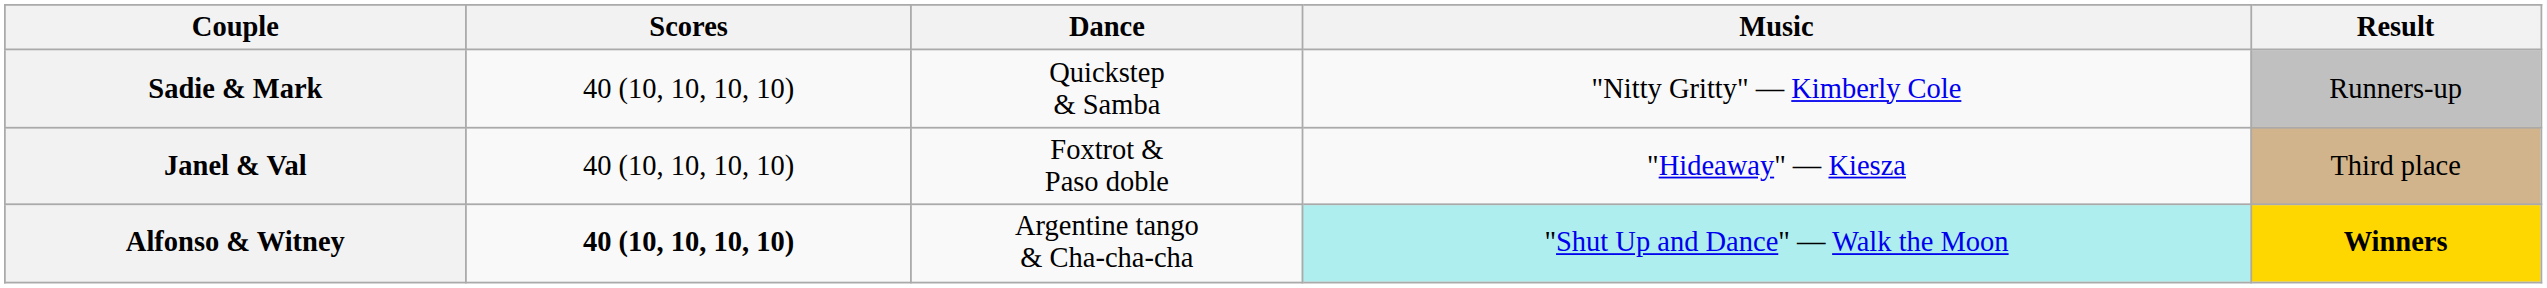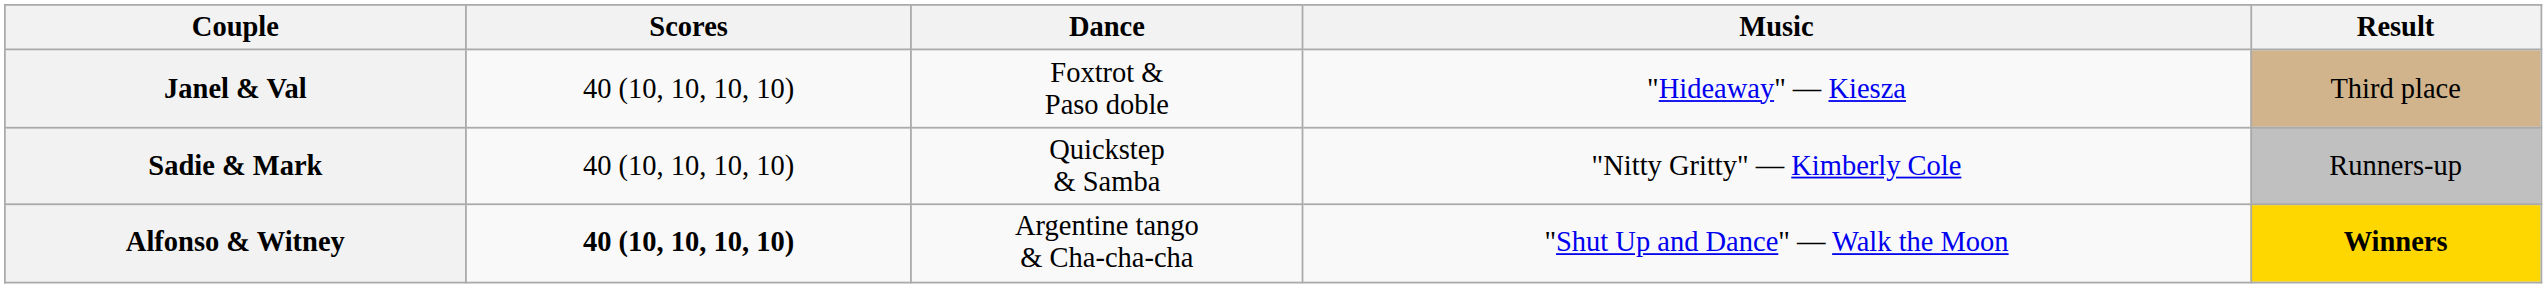rows swapped: (235, 88) <-> (235, 165)
(1776, 242) paleturquoise background -> (1776, 242) no background
